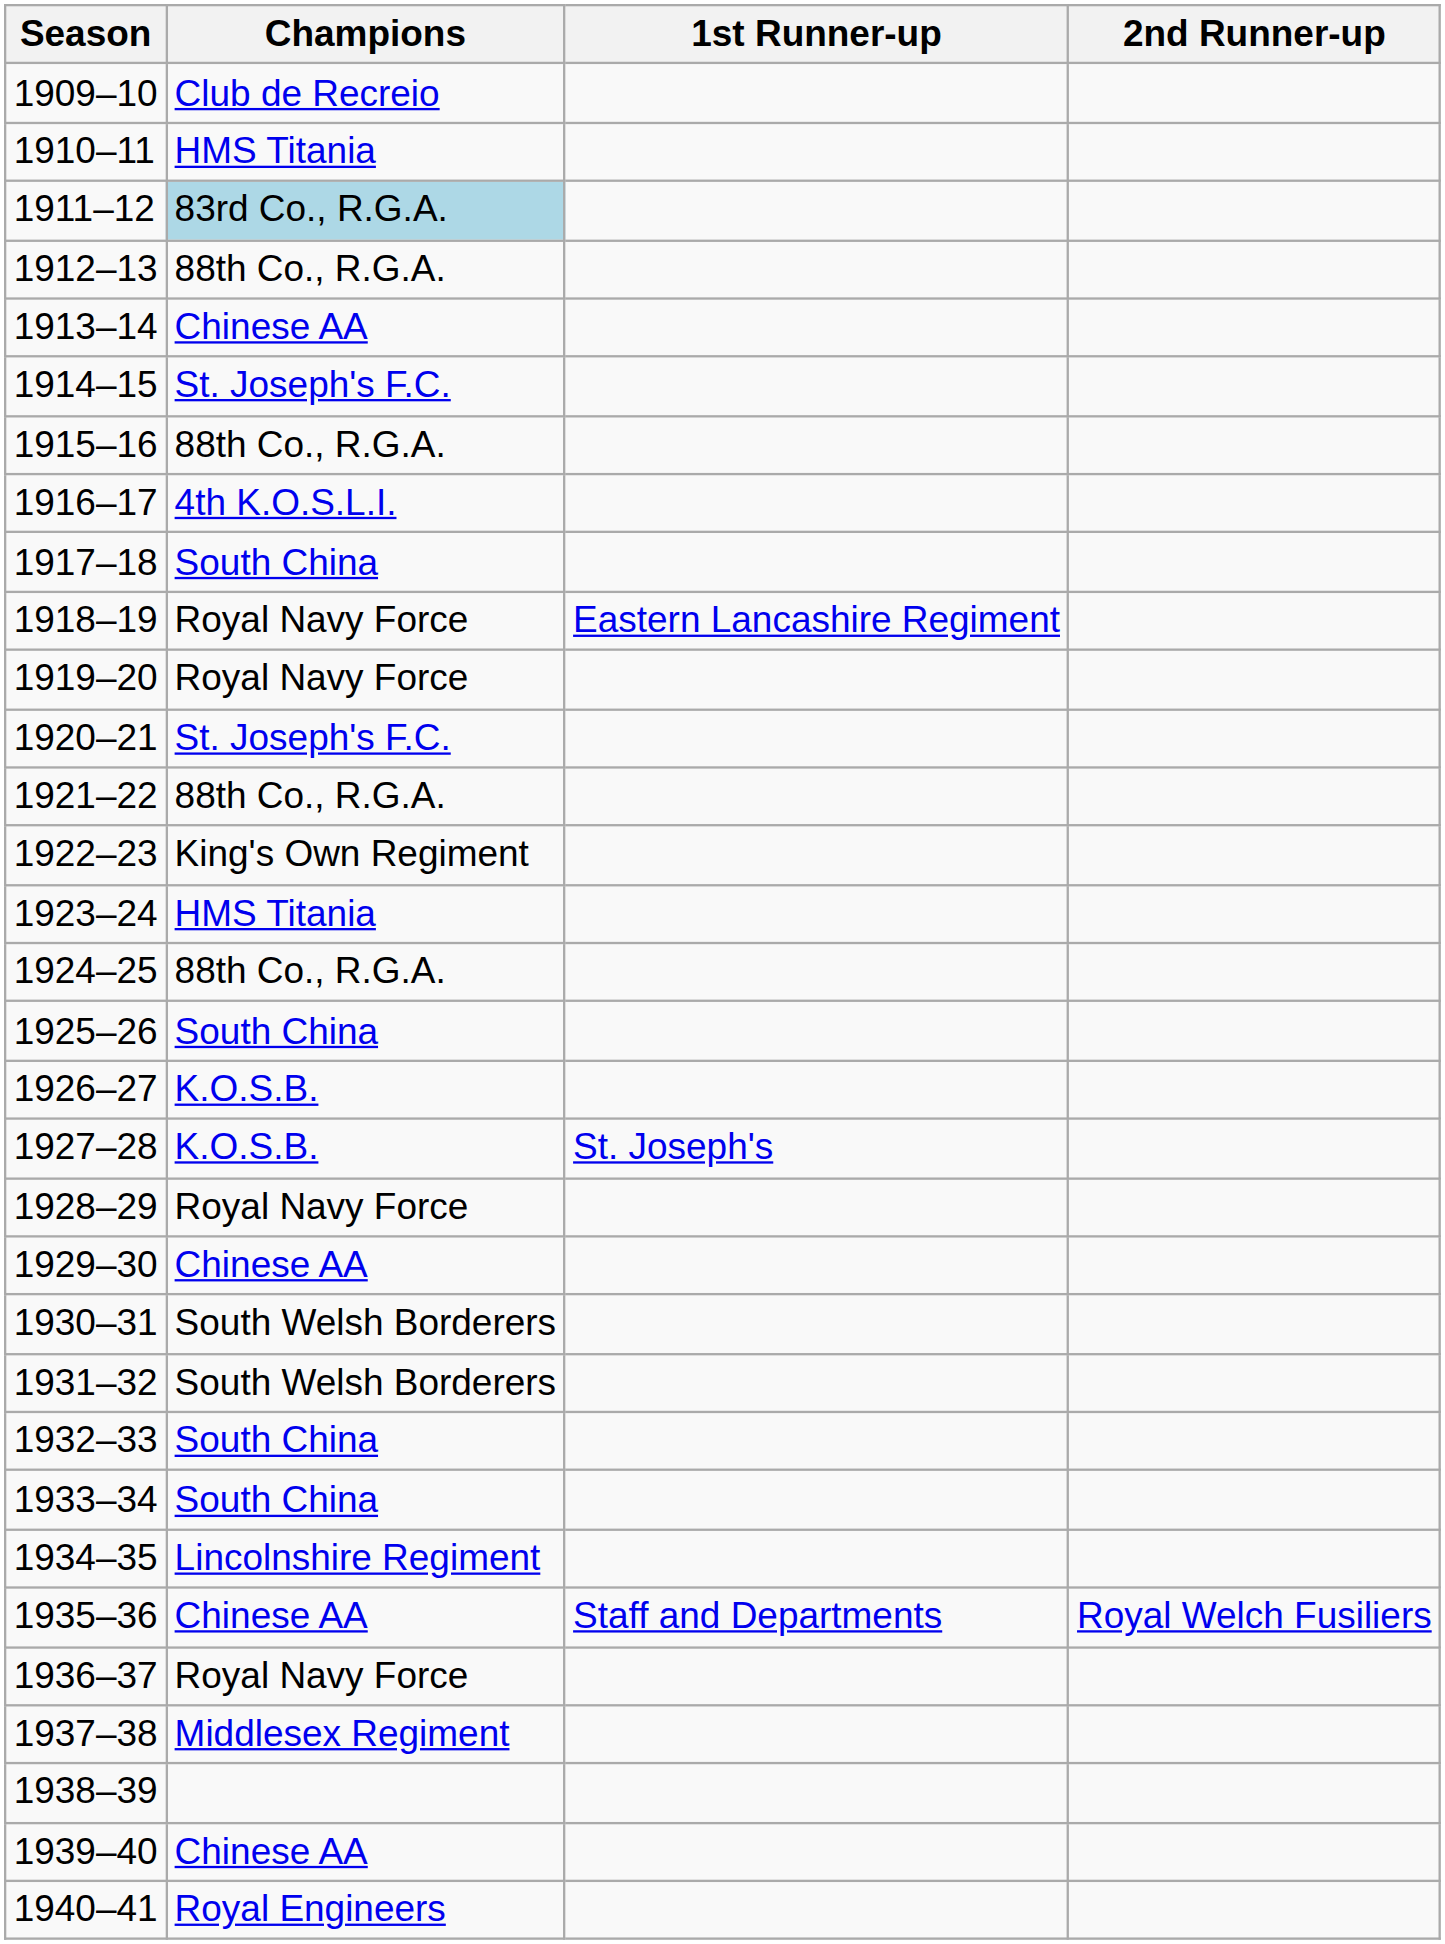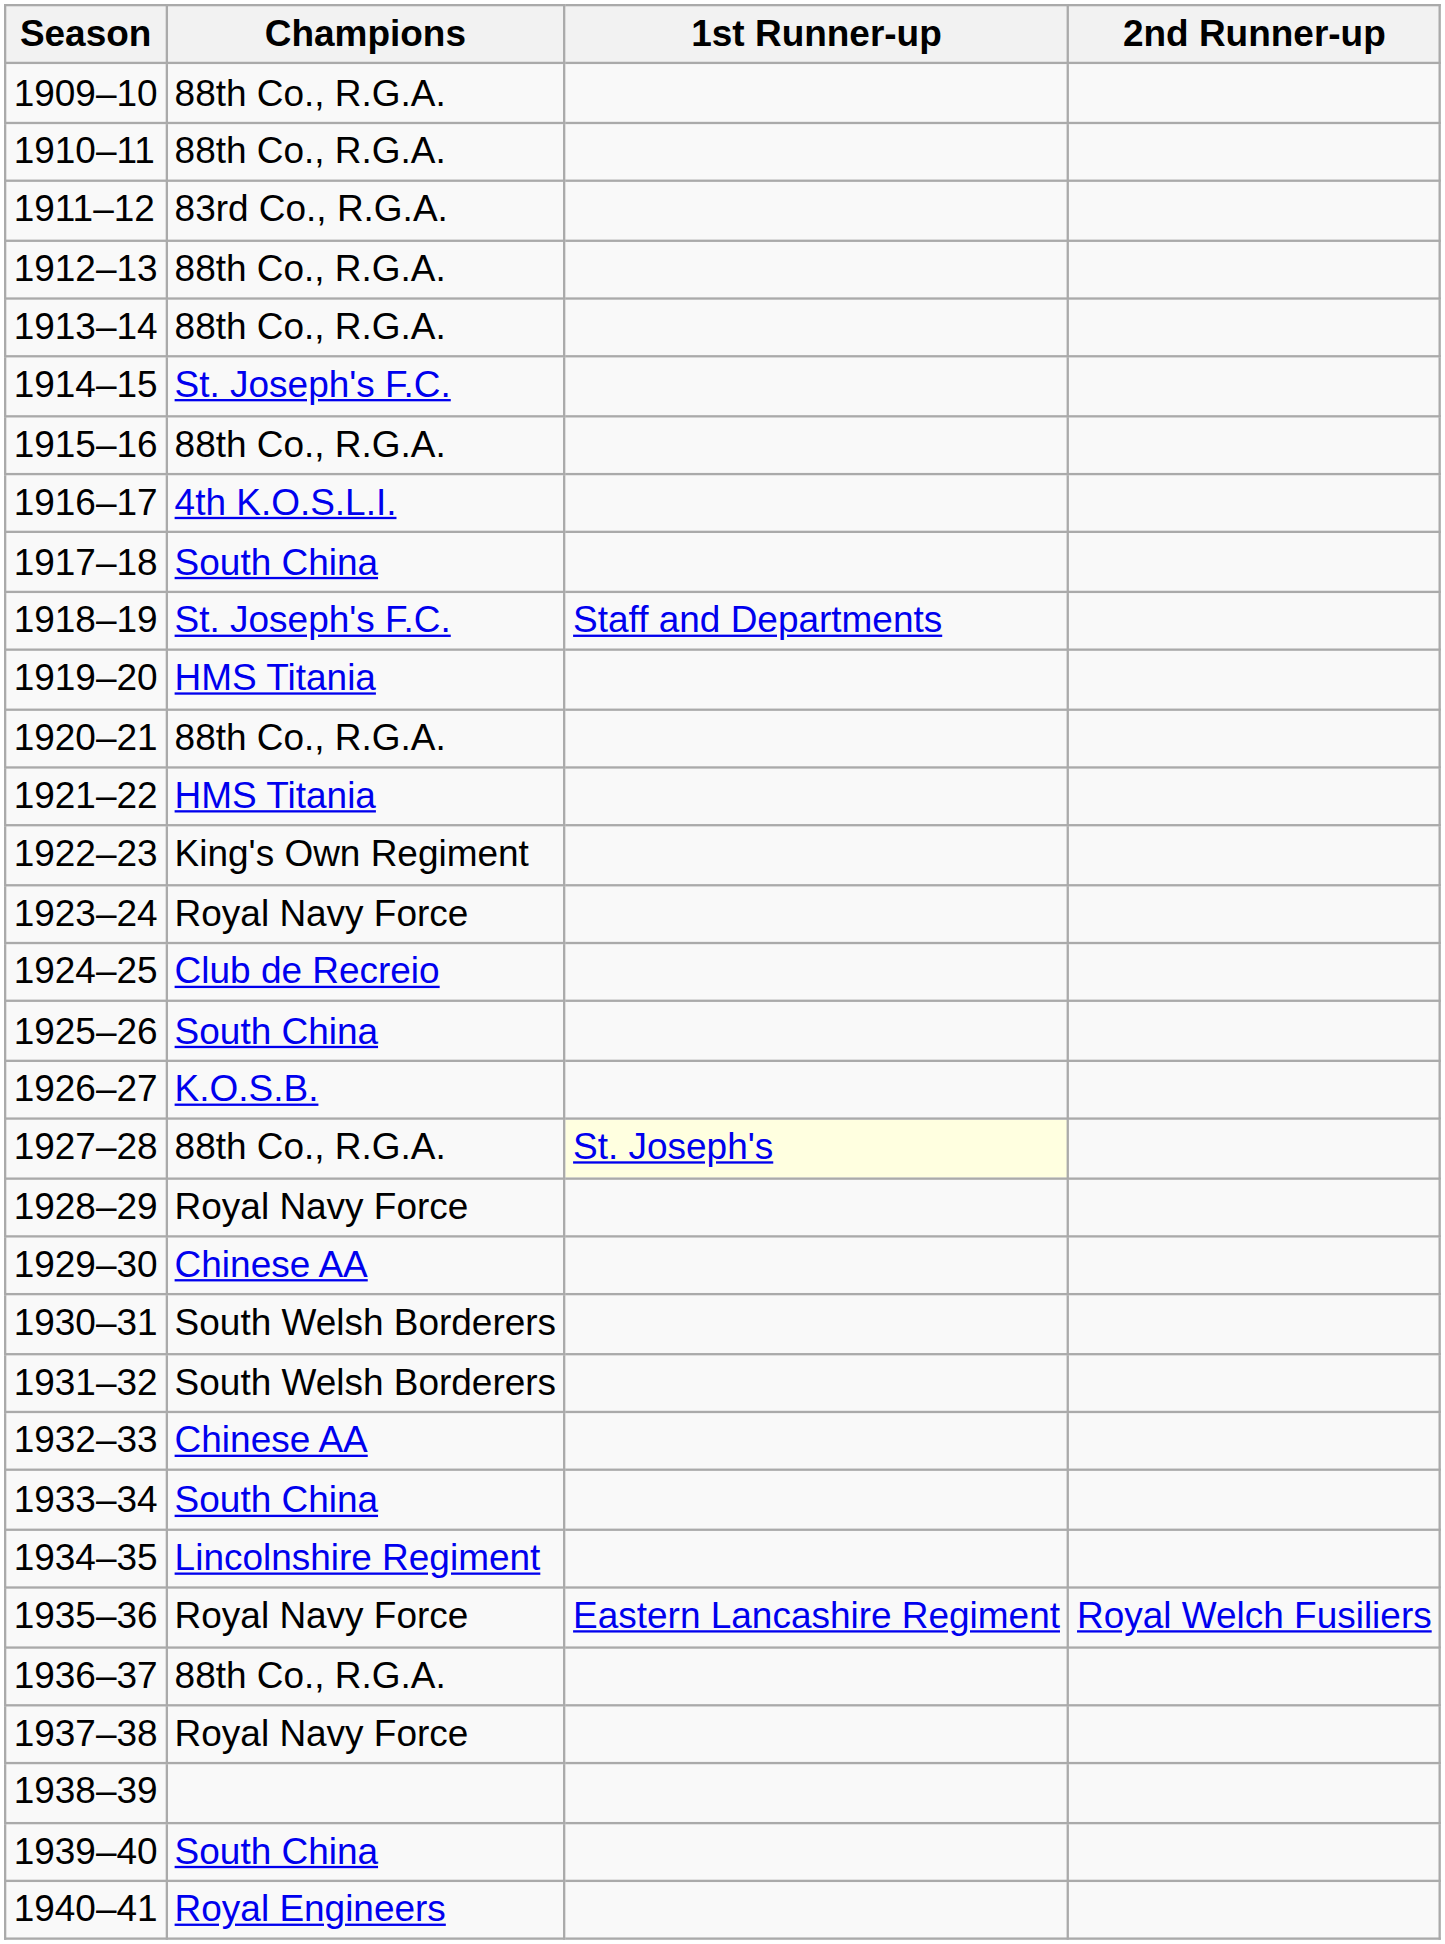(307, 92) Club de Recreio -> (310, 92) 88th Co., R.G.A.
(275, 151) HMS Titania -> (310, 151) 88th Co., R.G.A.
(311, 209) lightblue background -> (311, 209) no background
(271, 326) Chinese AA -> (310, 326) 88th Co., R.G.A.
(321, 619) Royal Navy Force -> (313, 619) St. Joseph's F.C.
(817, 619) Eastern Lancashire Regiment -> (758, 619) Staff and Departments
(321, 678) Royal Navy Force -> (275, 678) HMS Titania
(313, 737) St. Joseph's F.C. -> (310, 737) 88th Co., R.G.A.
(310, 795) 88th Co., R.G.A. -> (275, 795) HMS Titania
(275, 913) HMS Titania -> (321, 913) Royal Navy Force
(310, 971) 88th Co., R.G.A. -> (307, 971) Club de Recreio
(247, 1147) K.O.S.B. -> (310, 1147) 88th Co., R.G.A.
(673, 1147) no background -> (673, 1147) lightyellow background
(276, 1440) South China -> (271, 1440) Chinese AA
(271, 1616) Chinese AA -> (321, 1616) Royal Navy Force
(758, 1616) Staff and Departments -> (817, 1616) Eastern Lancashire Regiment
(321, 1675) Royal Navy Force -> (310, 1675) 88th Co., R.G.A.
(342, 1733) Middlesex Regiment -> (321, 1733) Royal Navy Force
(271, 1850) Chinese AA -> (276, 1850) South China
